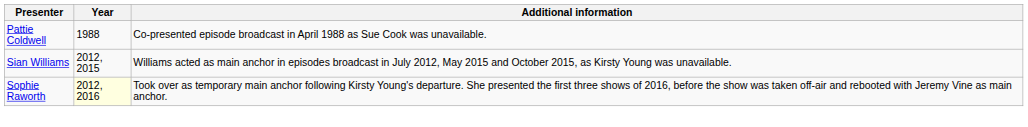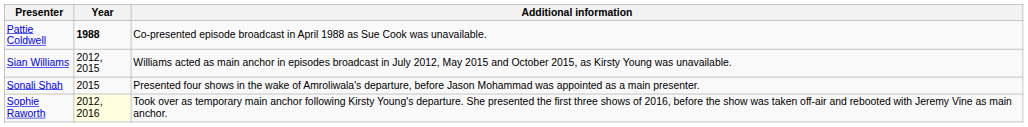(88, 35) normal -> (88, 35) bold
+ row: (35, 85)
